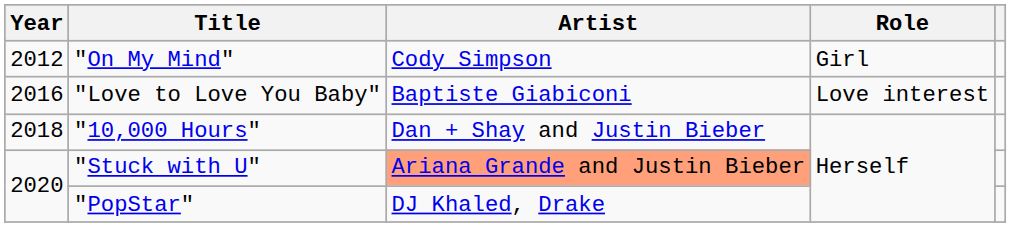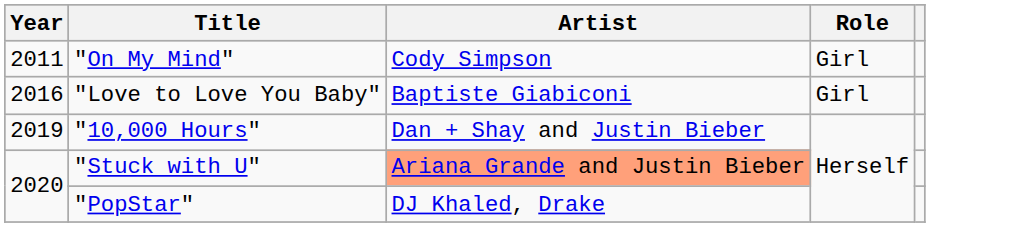(37, 59) 2012 -> (37, 59) 2011
(902, 95) Love interest -> (842, 95) Girl
(37, 132) 2018 -> (37, 132) 2019
